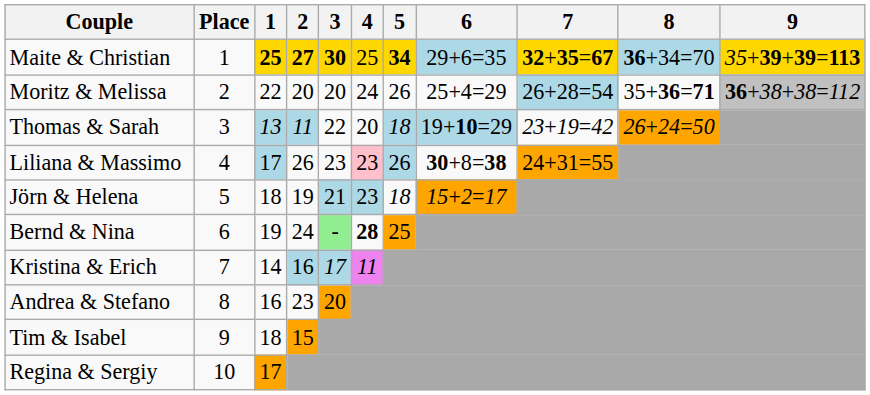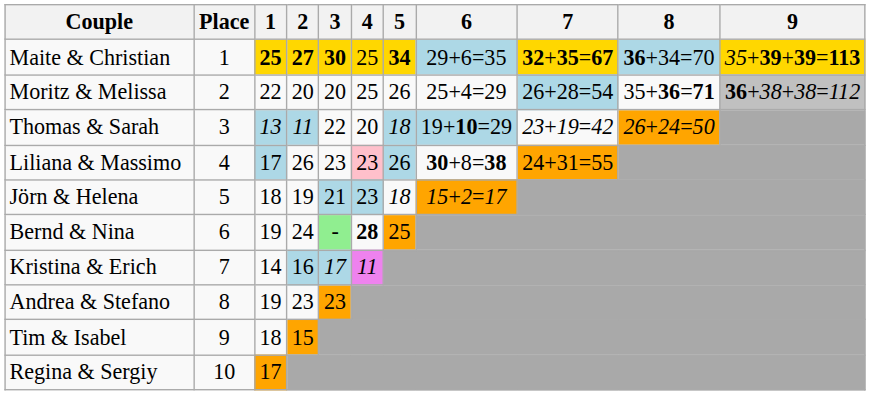(367, 92) 24 -> (367, 92) 25
(271, 302) 16 -> (271, 302) 19
(335, 302) 20 -> (335, 302) 23
